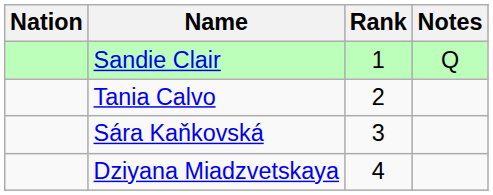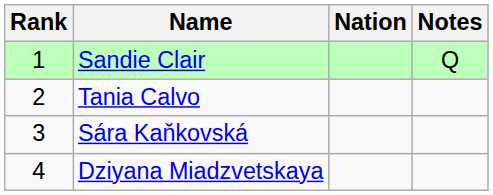columns swapped: (378, 23) <-> (46, 23)
